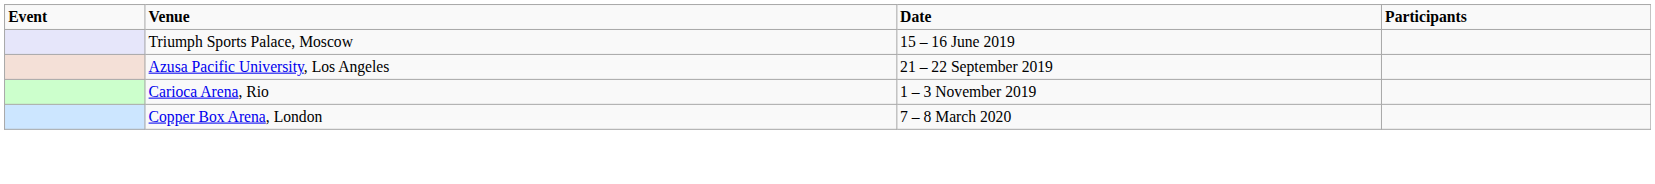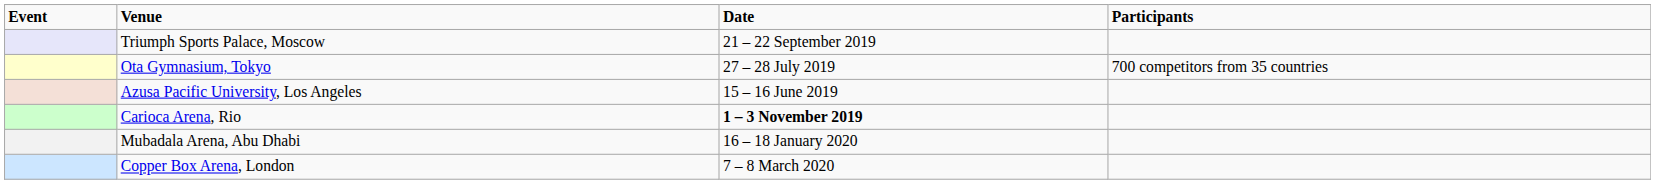(957, 41) 15 – 16 June 2019 -> (799, 41) 21 – 22 September 2019
+ row: (196, 66)
(977, 66) 21 – 22 September 2019 -> (780, 91) 15 – 16 June 2019
(968, 91) normal -> (793, 116) bold
+ row: (211, 141)
